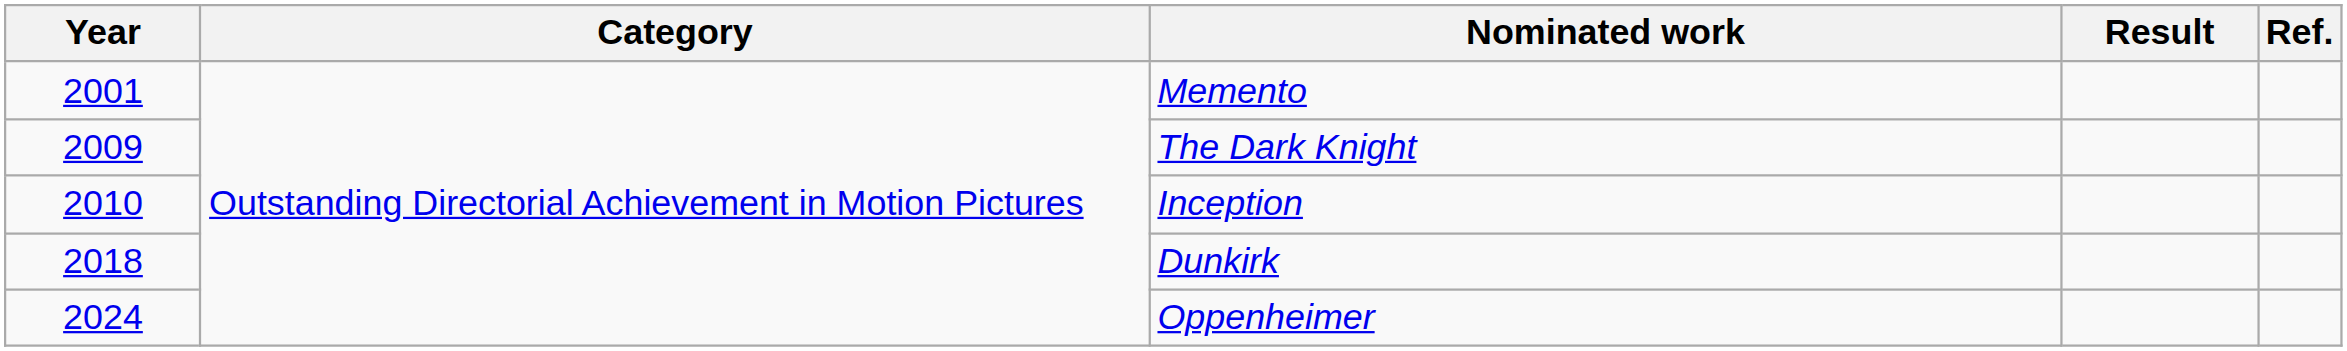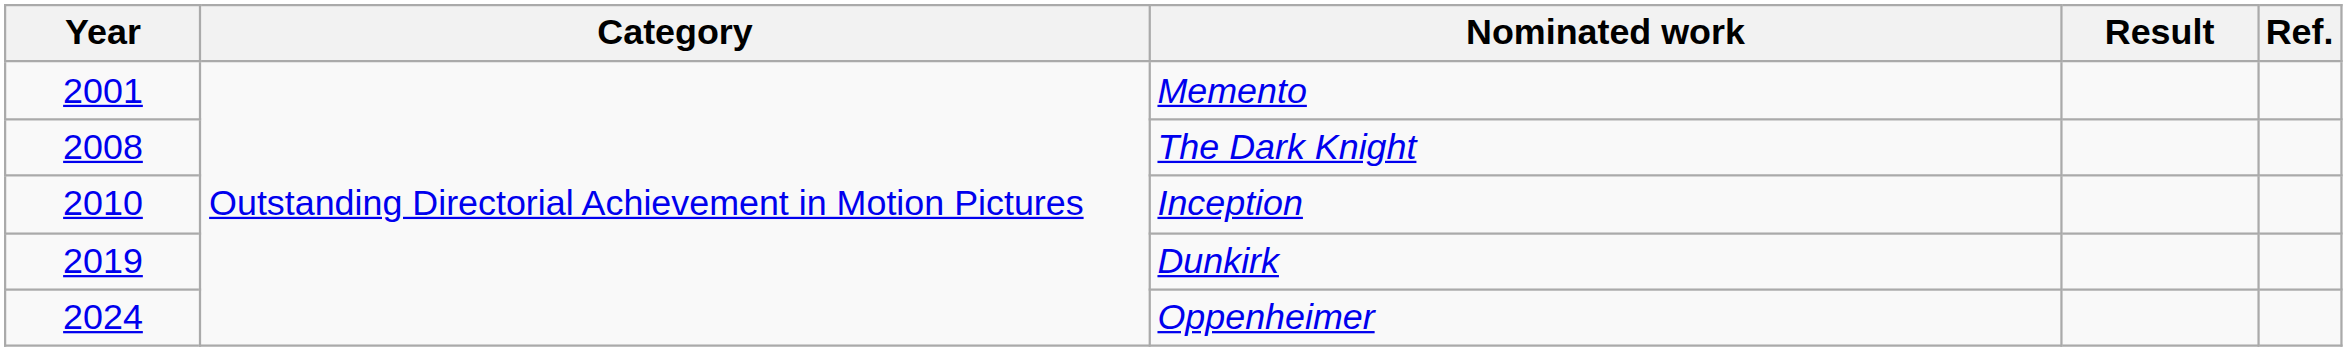(103, 146) 2009 -> (103, 146) 2008
(103, 260) 2018 -> (103, 260) 2019
